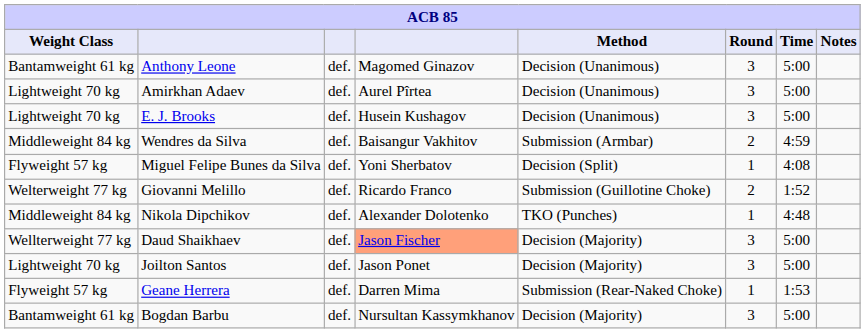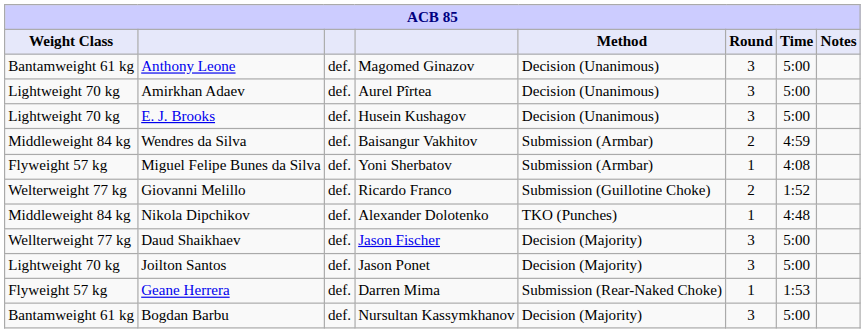(570, 166) Decision (Split) -> (587, 166) Submission (Armbar)
(399, 240) lightsalmon background -> (399, 240) no background
